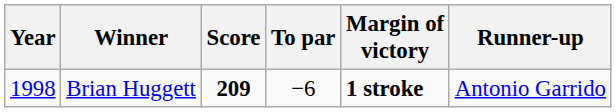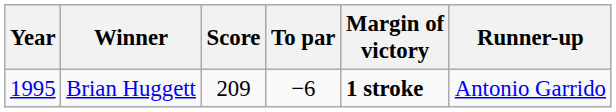(33, 88) 1998 -> (33, 88) 1995
(234, 88) bold -> (234, 88) normal
